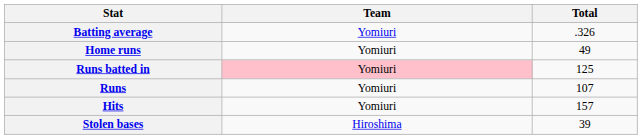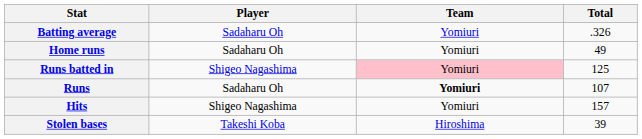+ column: (253, 13)
(377, 87) normal -> (460, 87) bold
